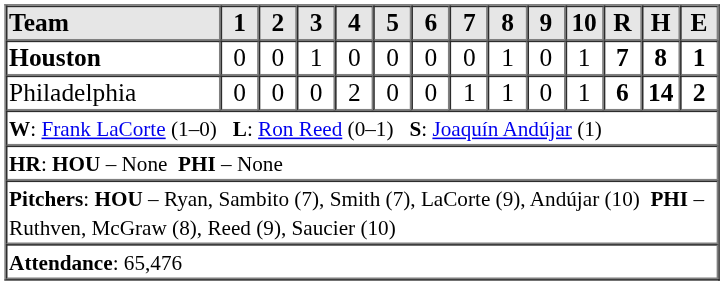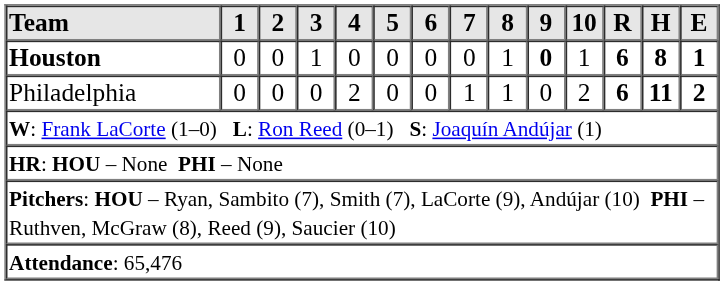(546, 57) normal -> (546, 57) bold
(622, 57) 7 -> (622, 57) 6
(584, 92) 1 -> (584, 92) 2
(661, 92) 14 -> (661, 92) 11
